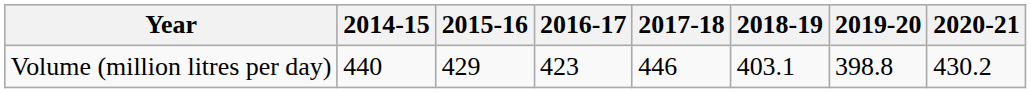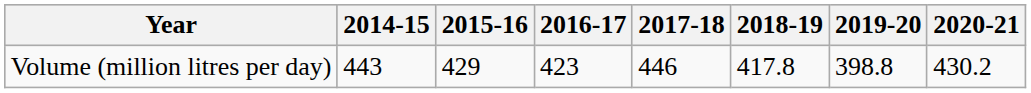(363, 66) 440 -> (363, 66) 443
(766, 66) 403.1 -> (766, 66) 417.8
